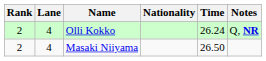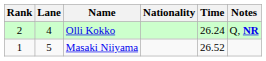(20, 47) 2 -> (20, 47) 1
(49, 47) 4 -> (49, 47) 5
(212, 47) 26.50 -> (212, 47) 26.52
